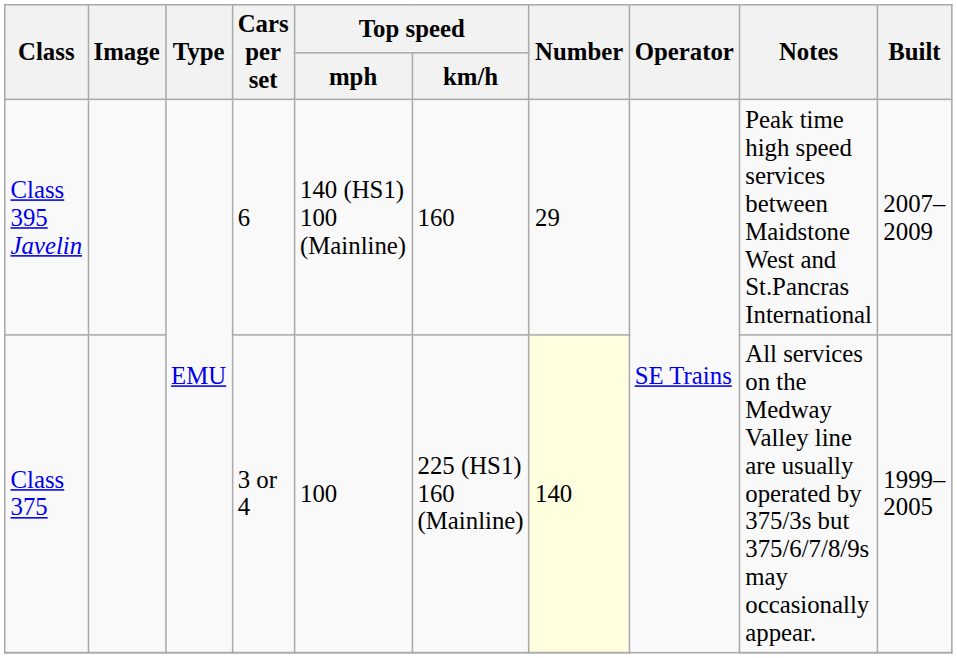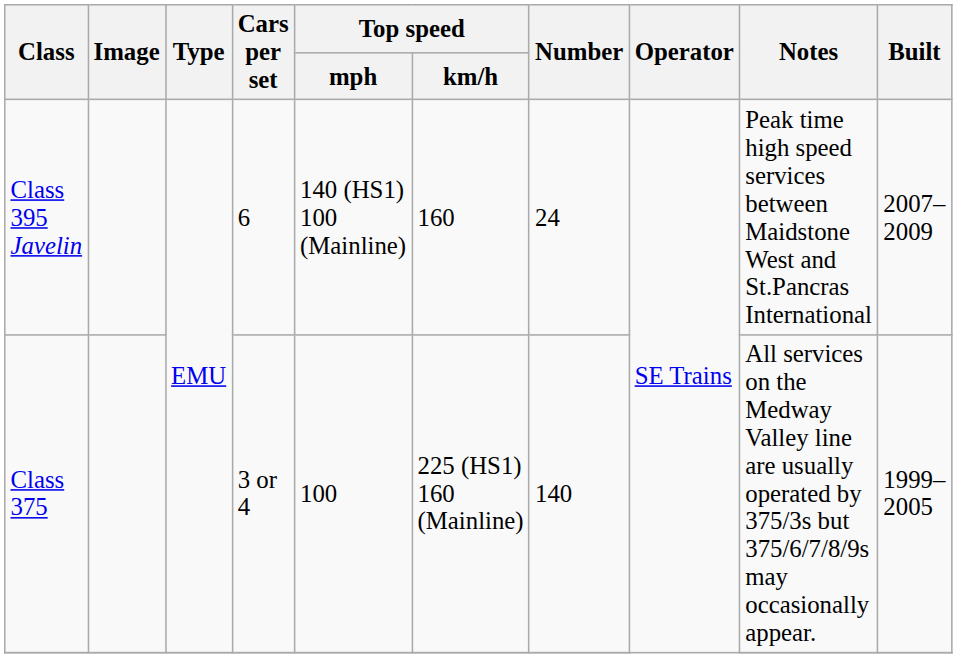(547, 216) 29 -> (547, 216) 24
(554, 493) lightyellow background -> (554, 493) no background
